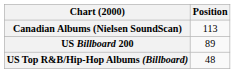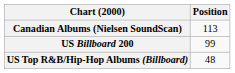(210, 44) 89 -> (210, 44) 99
